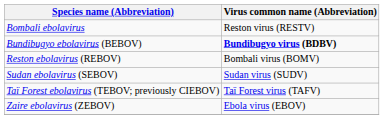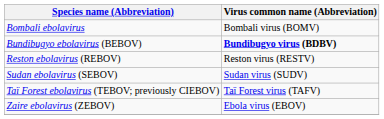(269, 28) Reston virus (RESTV) -> (271, 28) Bombali virus (BOMV)
(271, 59) Bombali virus (BOMV) -> (269, 59) Reston virus (RESTV)
